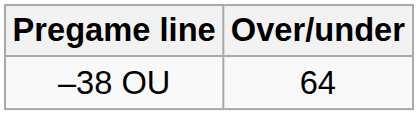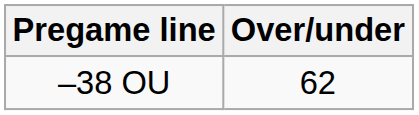(318, 82) 64 -> (318, 82) 62
